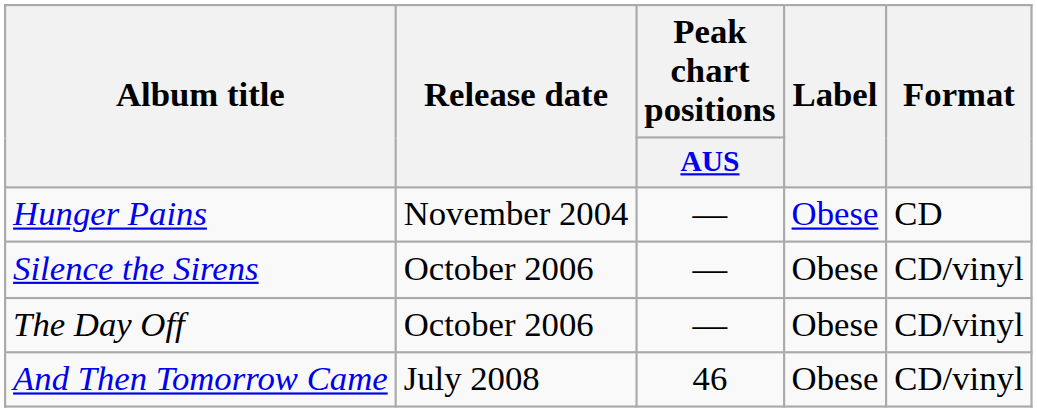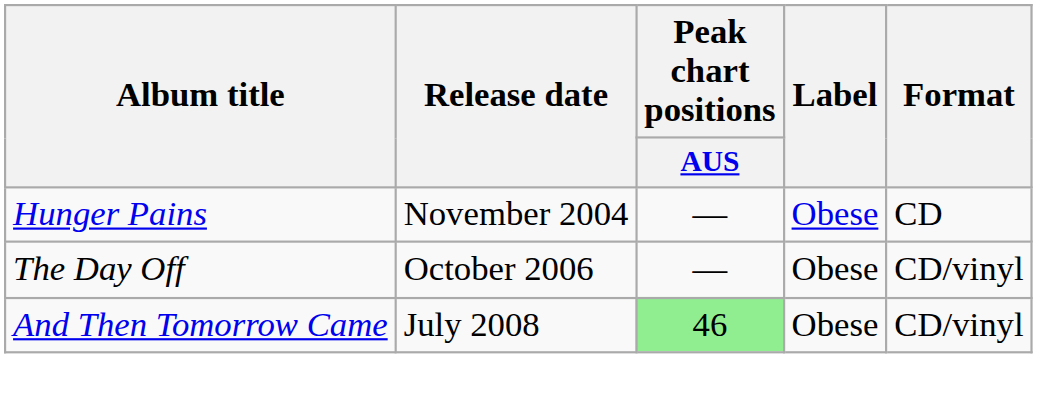- row: (136, 268)
(710, 379) no background -> (710, 324) lightgreen background
